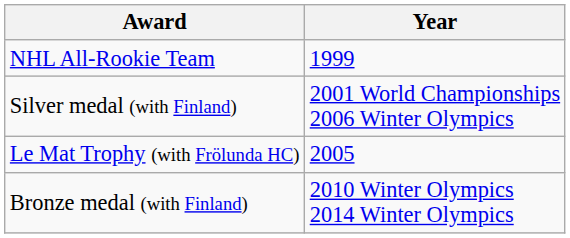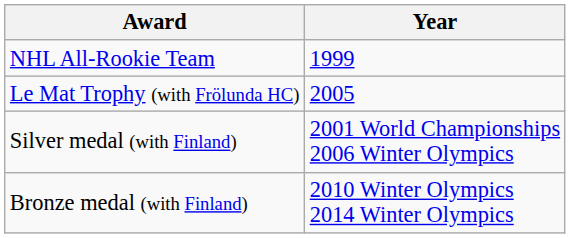rows swapped: (155, 154) <-> (123, 105)
